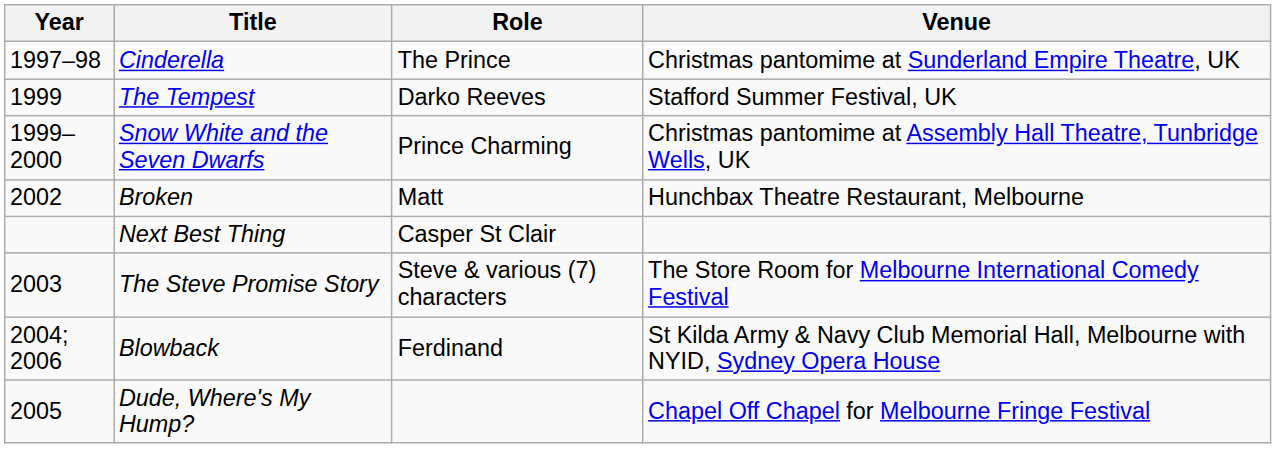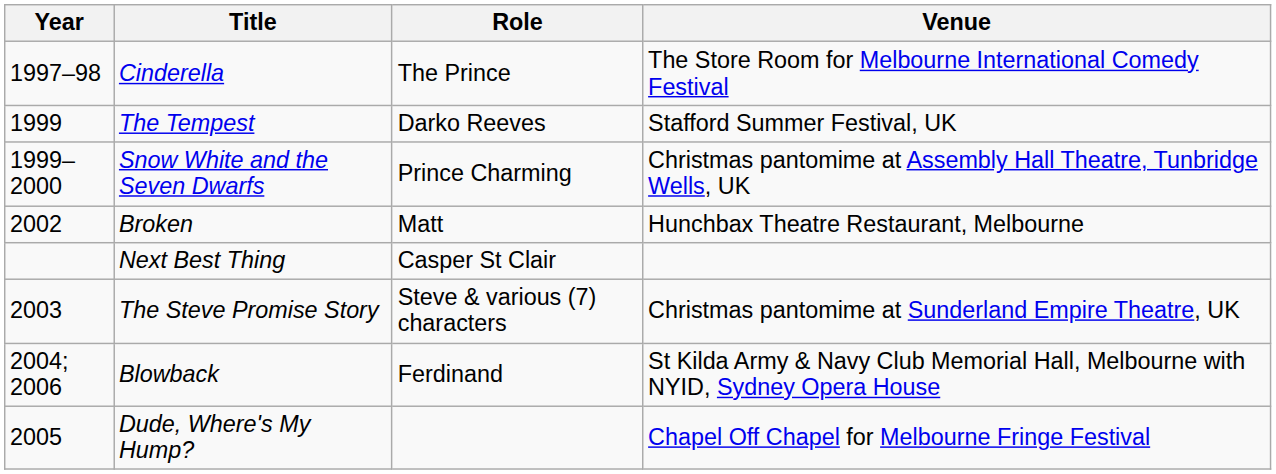(944, 60) Christmas pantomime at Sunderland Empire Theatre, UK -> (923, 73) The Store Room for Melbourne International Comedy Festival
(923, 284) The Store Room for Melbourne International Comedy Festival -> (944, 311) Christmas pantomime at Sunderland Empire Theatre, UK
